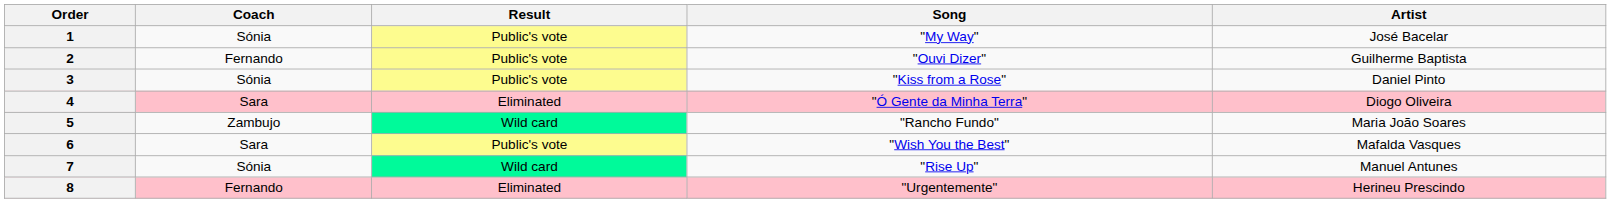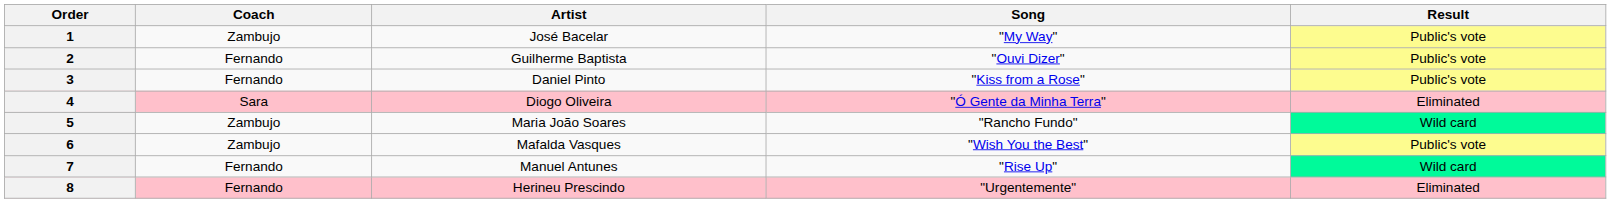columns swapped: (1409, 15) <-> (529, 15)
(254, 36) Sónia -> (254, 36) Zambujo
(254, 79) Sónia -> (254, 79) Fernando
(254, 144) Sara -> (254, 144) Zambujo
(254, 166) Sónia -> (254, 166) Fernando
